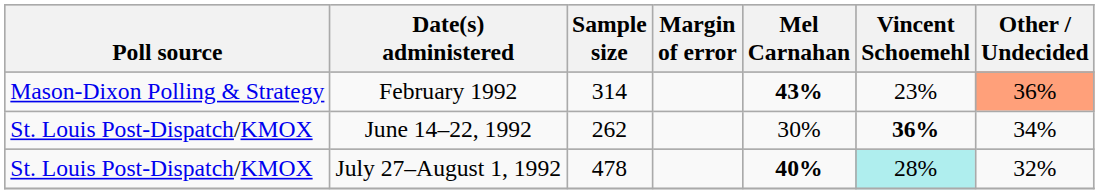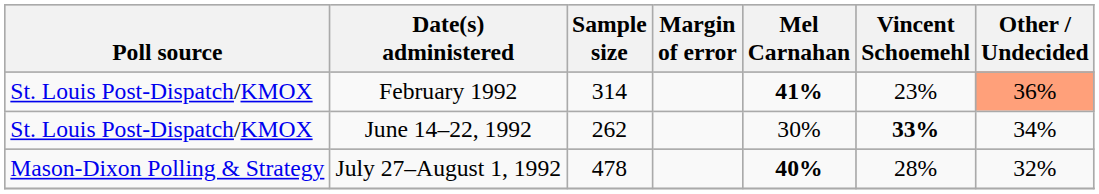(167, 91) Mason-Dixon Polling & Strategy -> (161, 91) St. Louis Post-Dispatch/KMOX
(799, 91) 43% -> (799, 91) 41%
(916, 130) 36% -> (916, 130) 33%
(161, 169) St. Louis Post-Dispatch/KMOX -> (167, 169) Mason-Dixon Polling & Strategy
(916, 169) paleturquoise background -> (916, 169) no background
